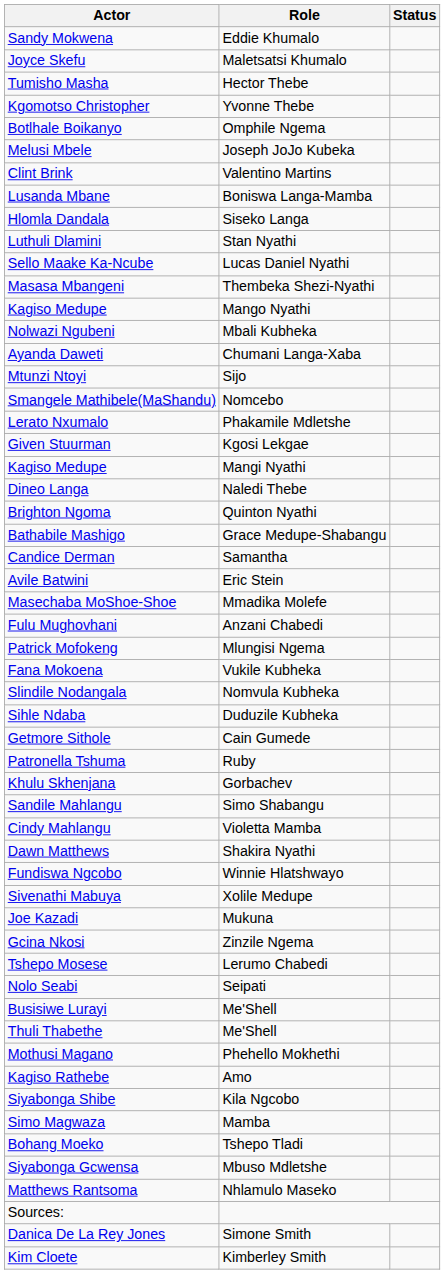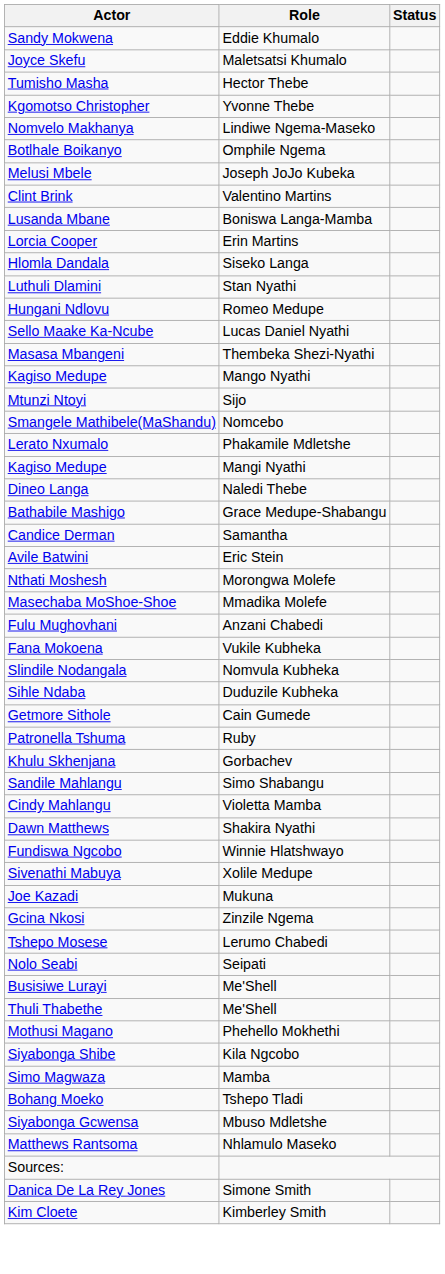+ row: (71, 128)
+ row: (52, 241)
+ row: (58, 309)
- row: (61, 331)
- row: (55, 354)
- row: (59, 444)
- row: (59, 512)
+ row: (57, 580)
- row: (63, 648)
- row: (58, 1077)
